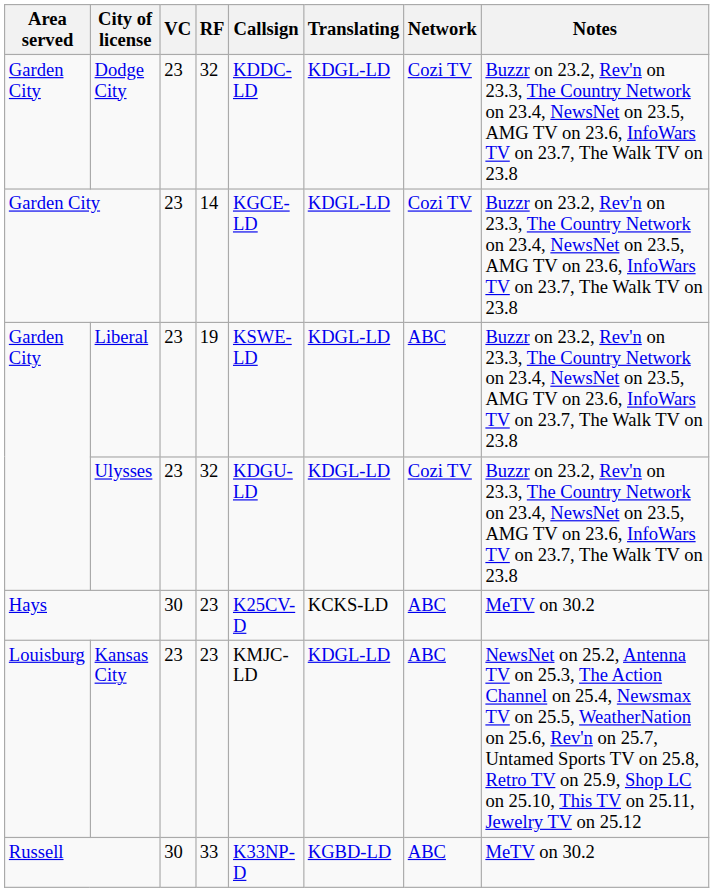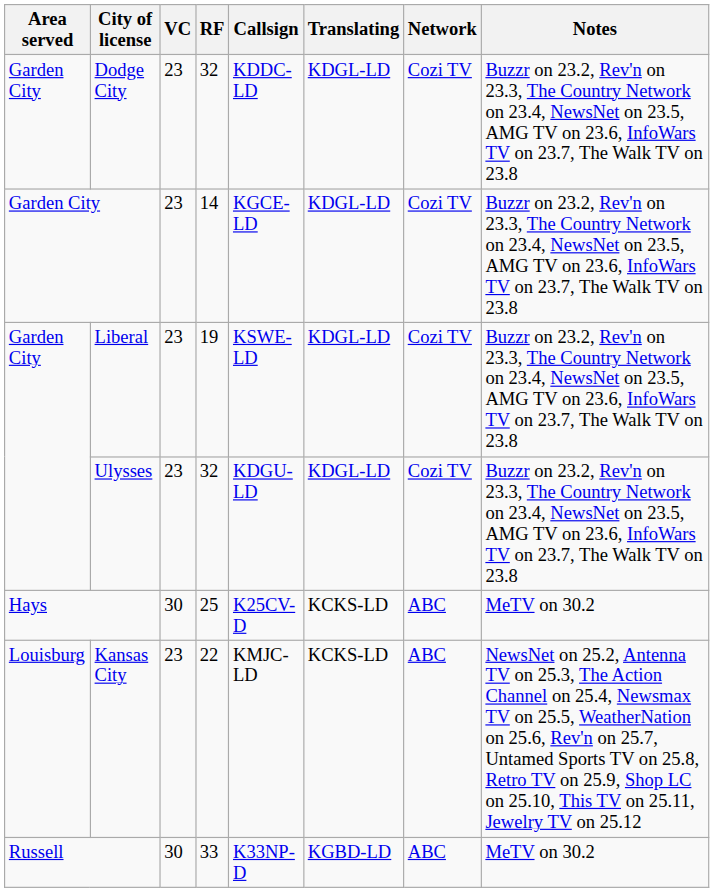(427, 337) ABC -> (440, 337) Cozi TV
(209, 604) 23 -> (209, 604) 25
(209, 655) 23 -> (209, 655) 22
(349, 655) KDGL-LD -> (348, 655) KCKS-LD
